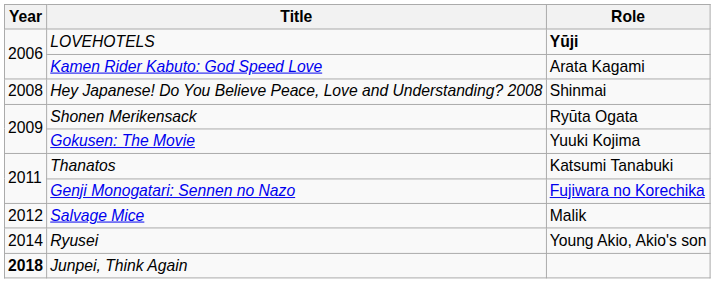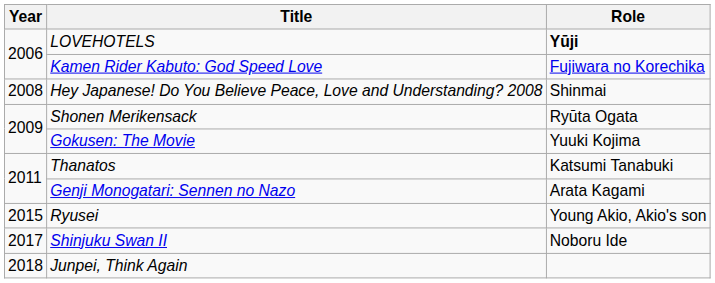(597, 66) Arata Kagami -> (627, 66) Fujiwara no Korechika
(627, 191) Fujiwara no Korechika -> (597, 191) Arata Kagami
- row: (97, 215)
(26, 240) 2014 -> (26, 215) 2015
+ row: (109, 240)
(26, 265) bold -> (26, 265) normal
